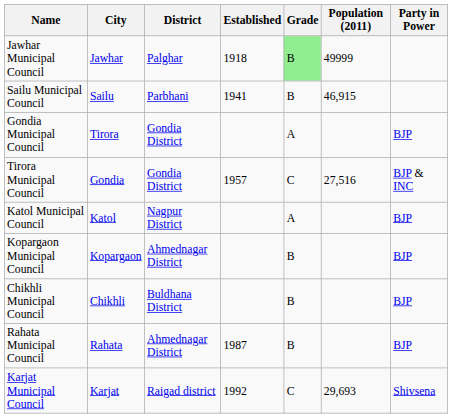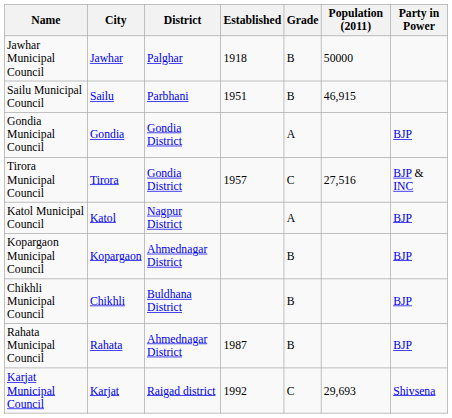(291, 58) lightgreen background -> (291, 58) no background
(338, 58) 49999 -> (338, 58) 50000
(235, 96) 1941 -> (235, 96) 1951
(104, 135) Tirora -> (107, 135) Gondia
(107, 179) Gondia -> (104, 179) Tirora
